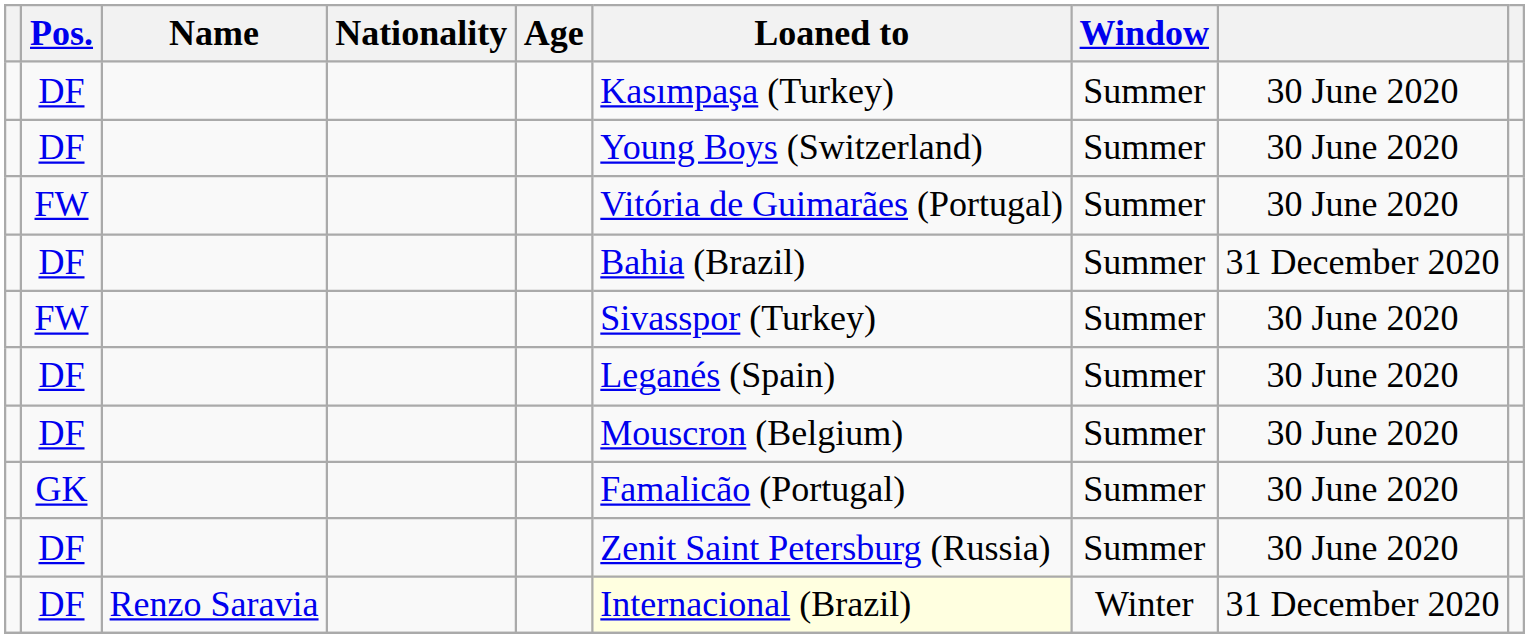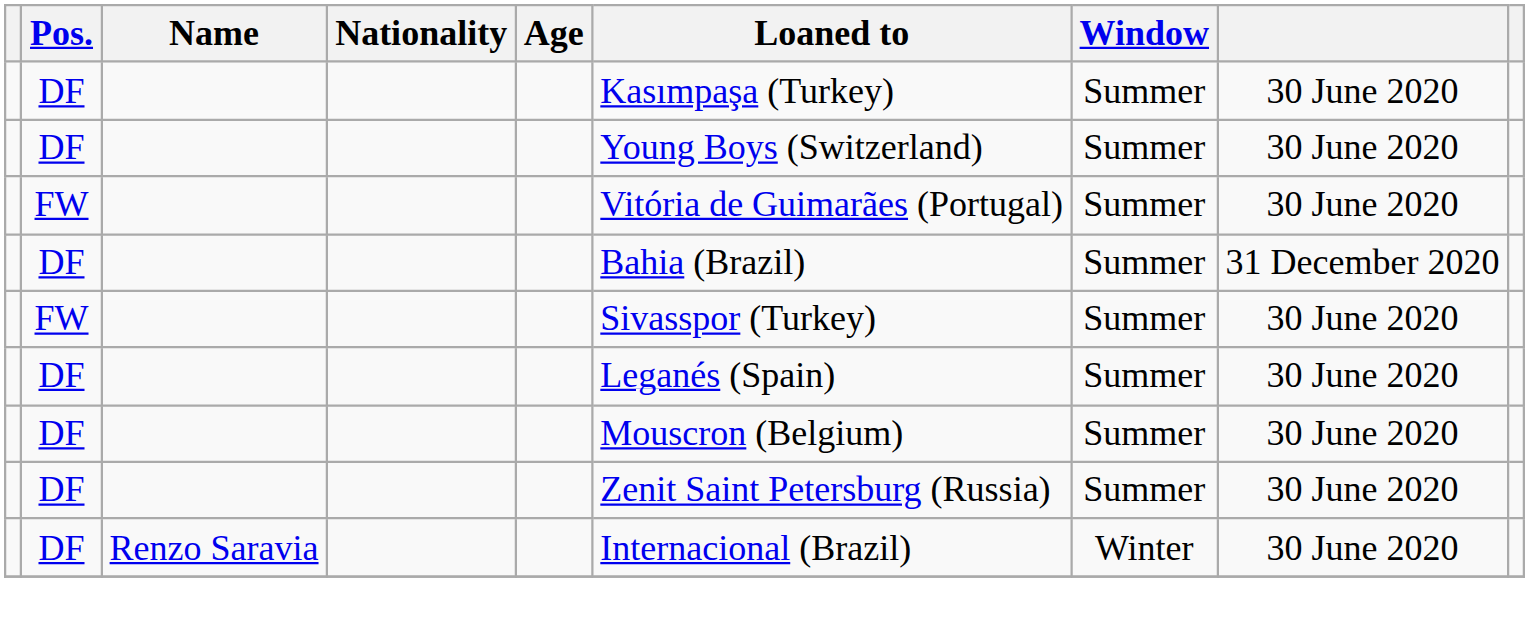- row: (61, 489)
(756, 603) lightyellow background -> (756, 546) no background
(1363, 603) 31 December 2020 -> (1363, 546) 30 June 2020
